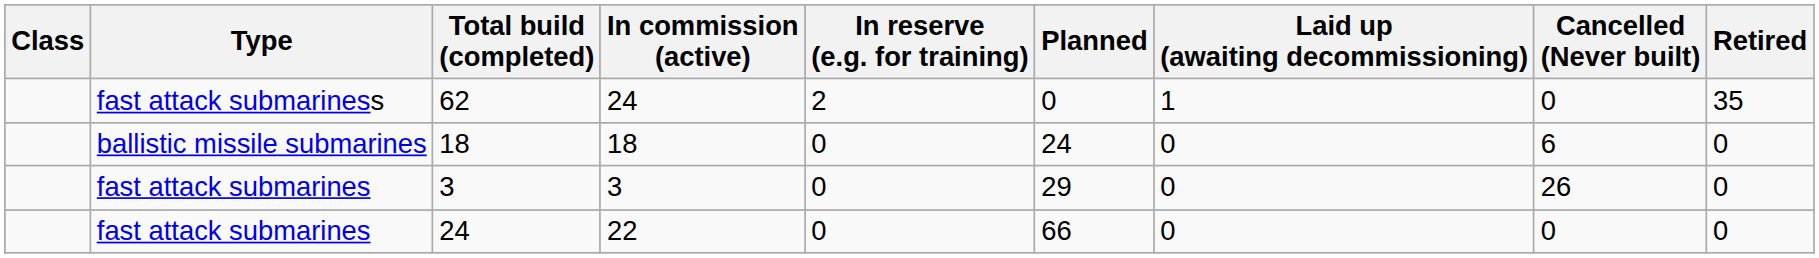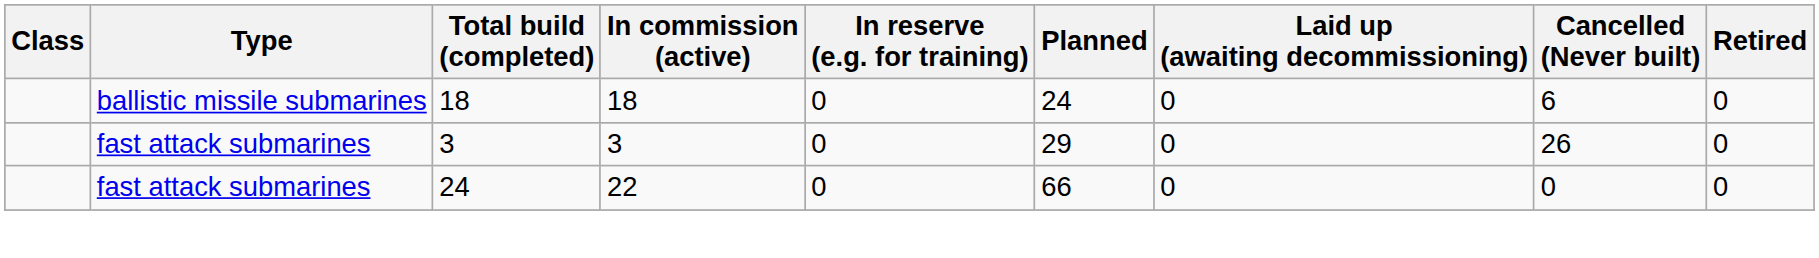- row: (455, 100)
